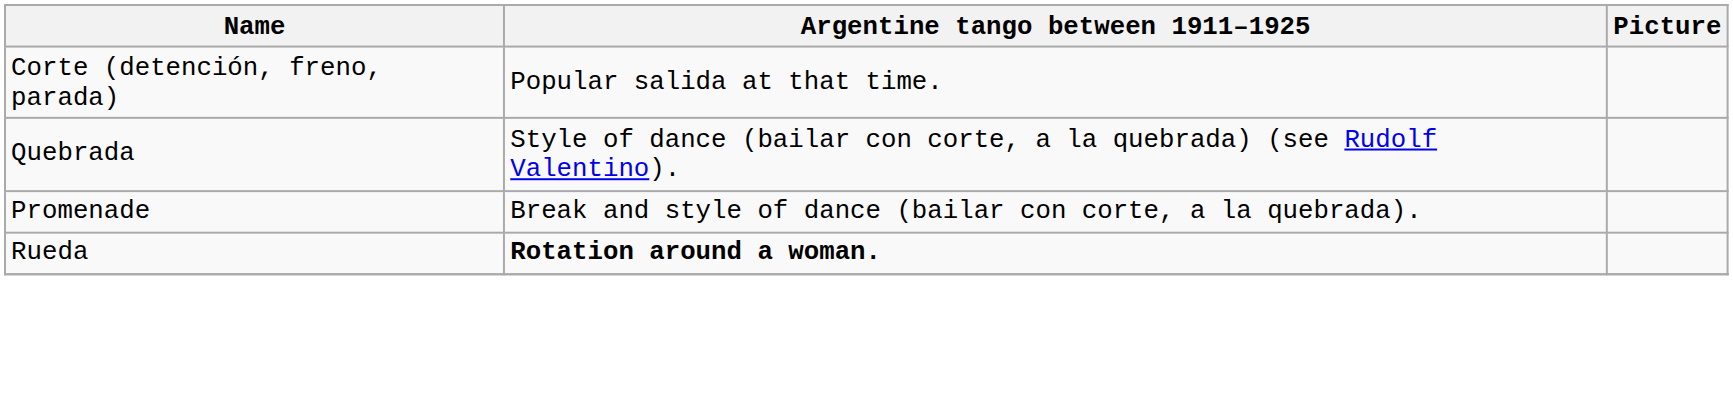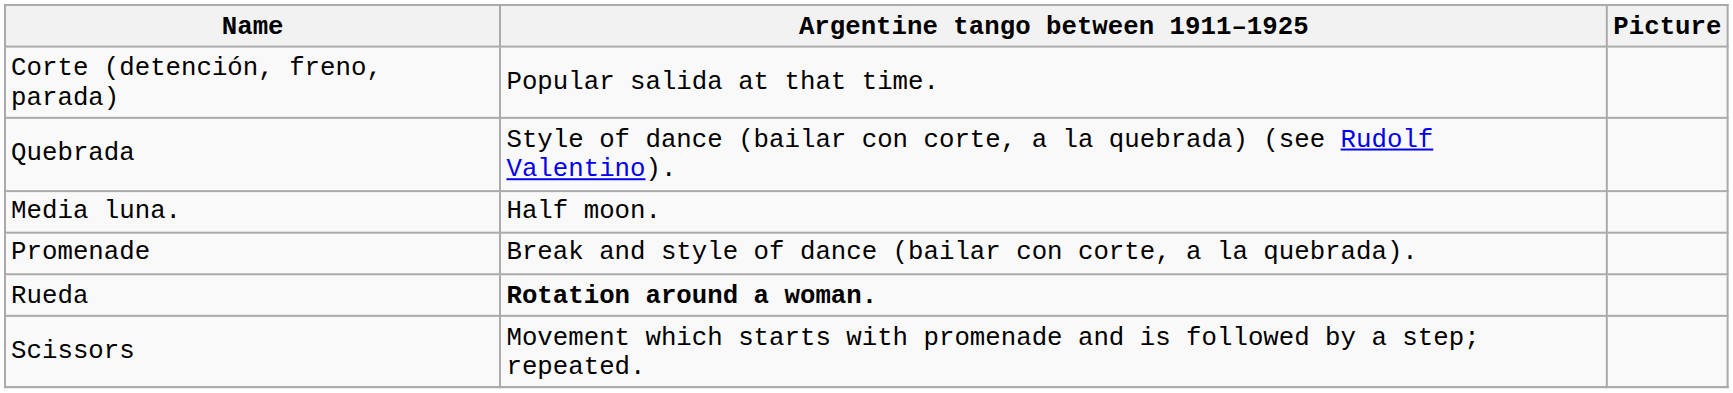+ row: (96, 211)
+ row: (73, 352)
